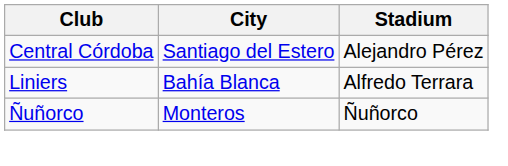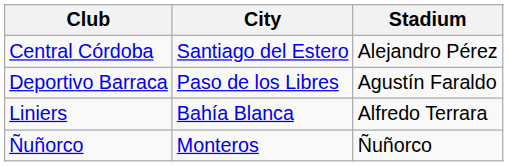+ row: (88, 82)
